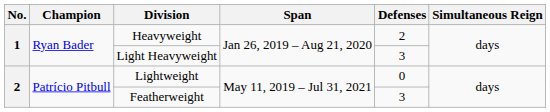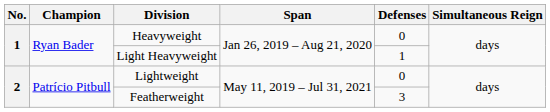(402, 35) 2 -> (402, 35) 0
(402, 55) 3 -> (402, 55) 1
